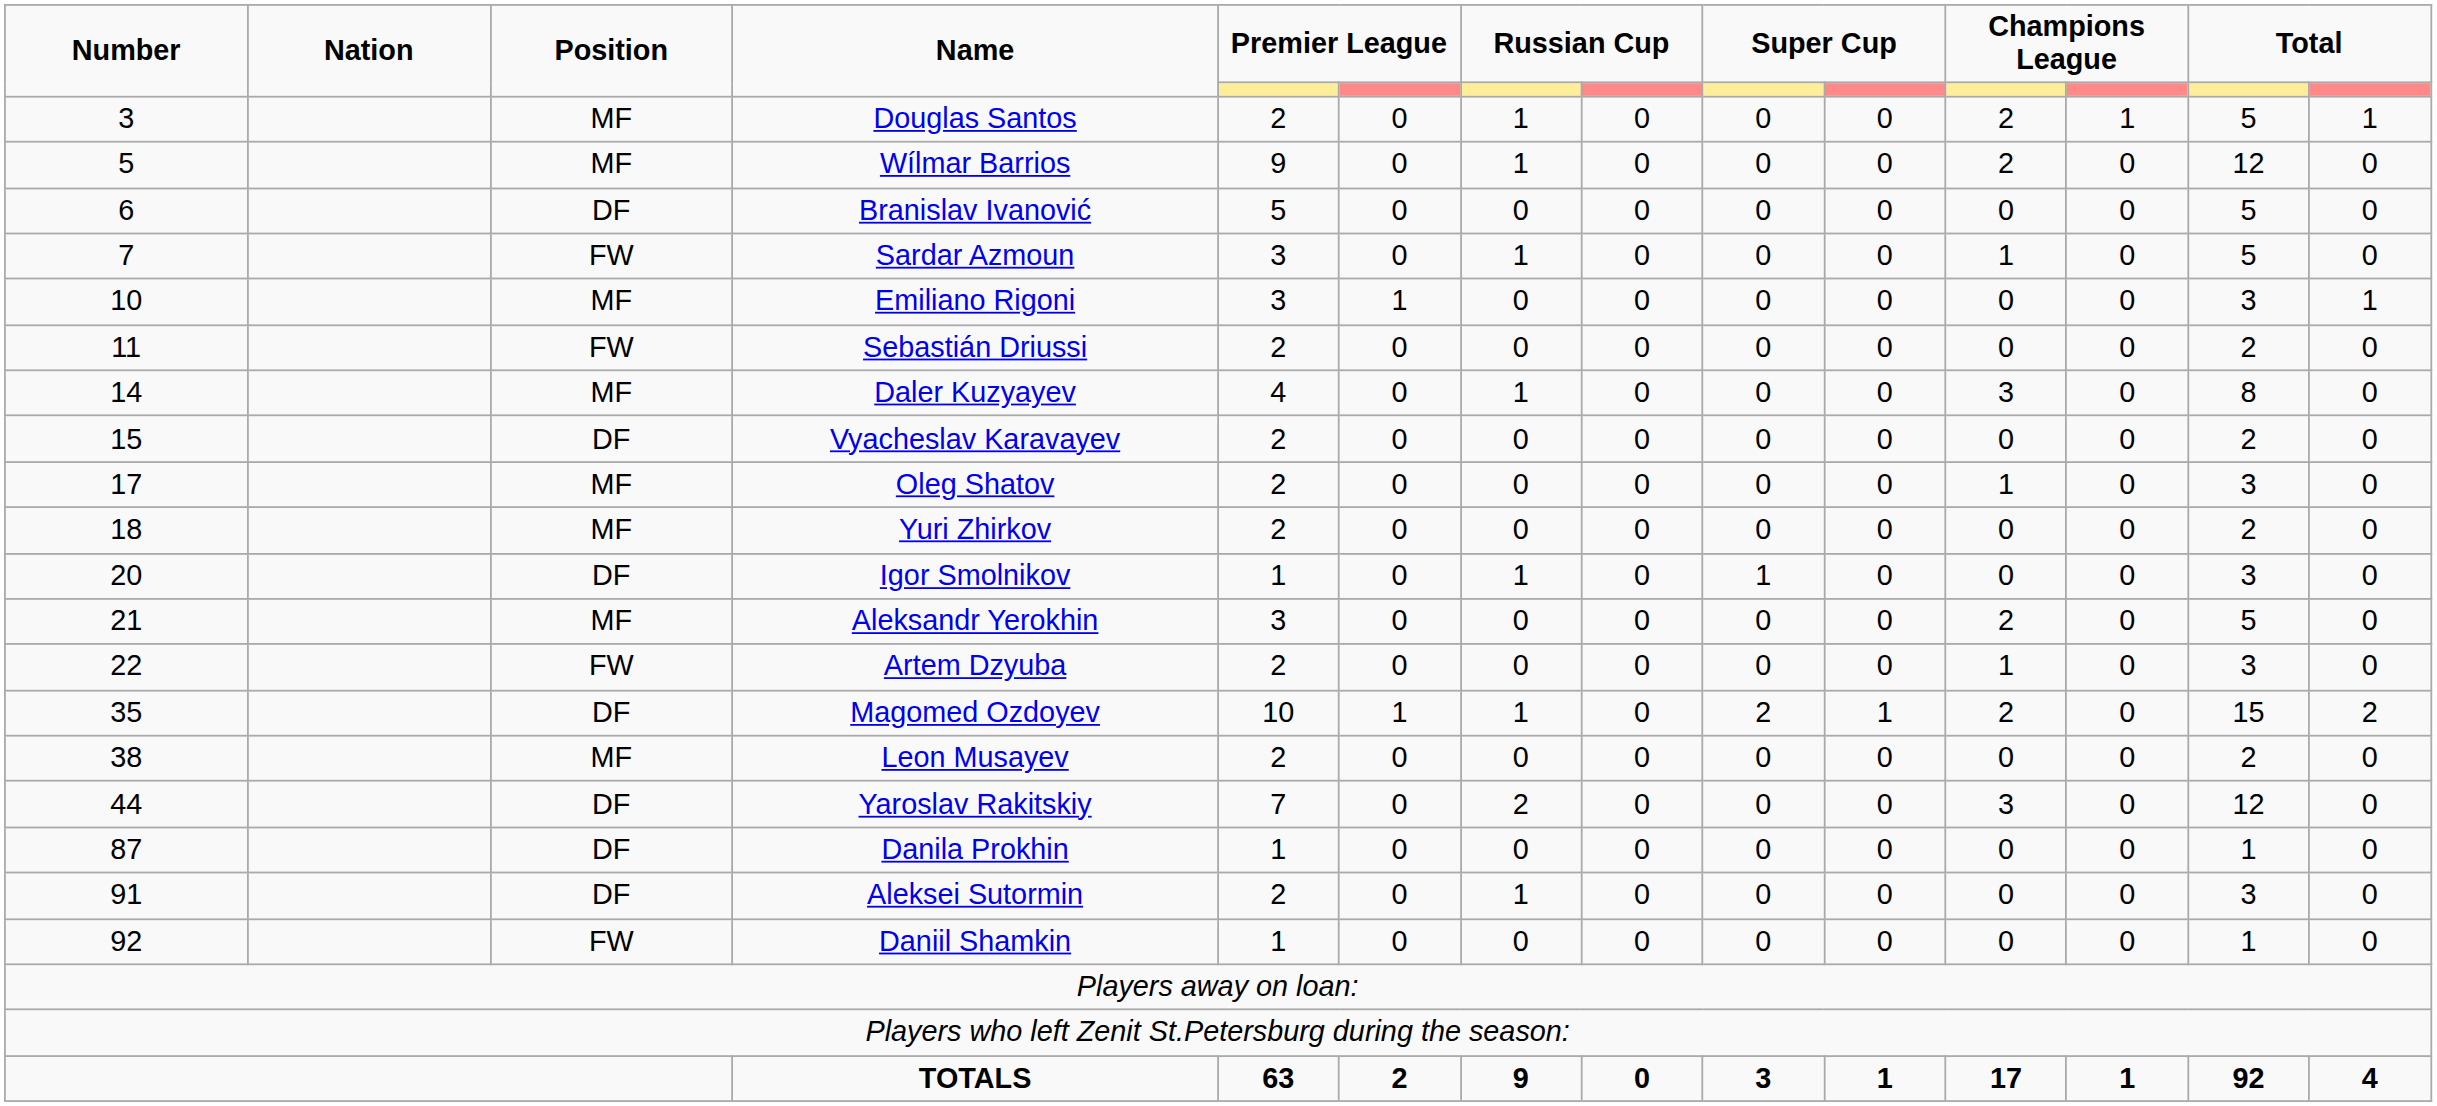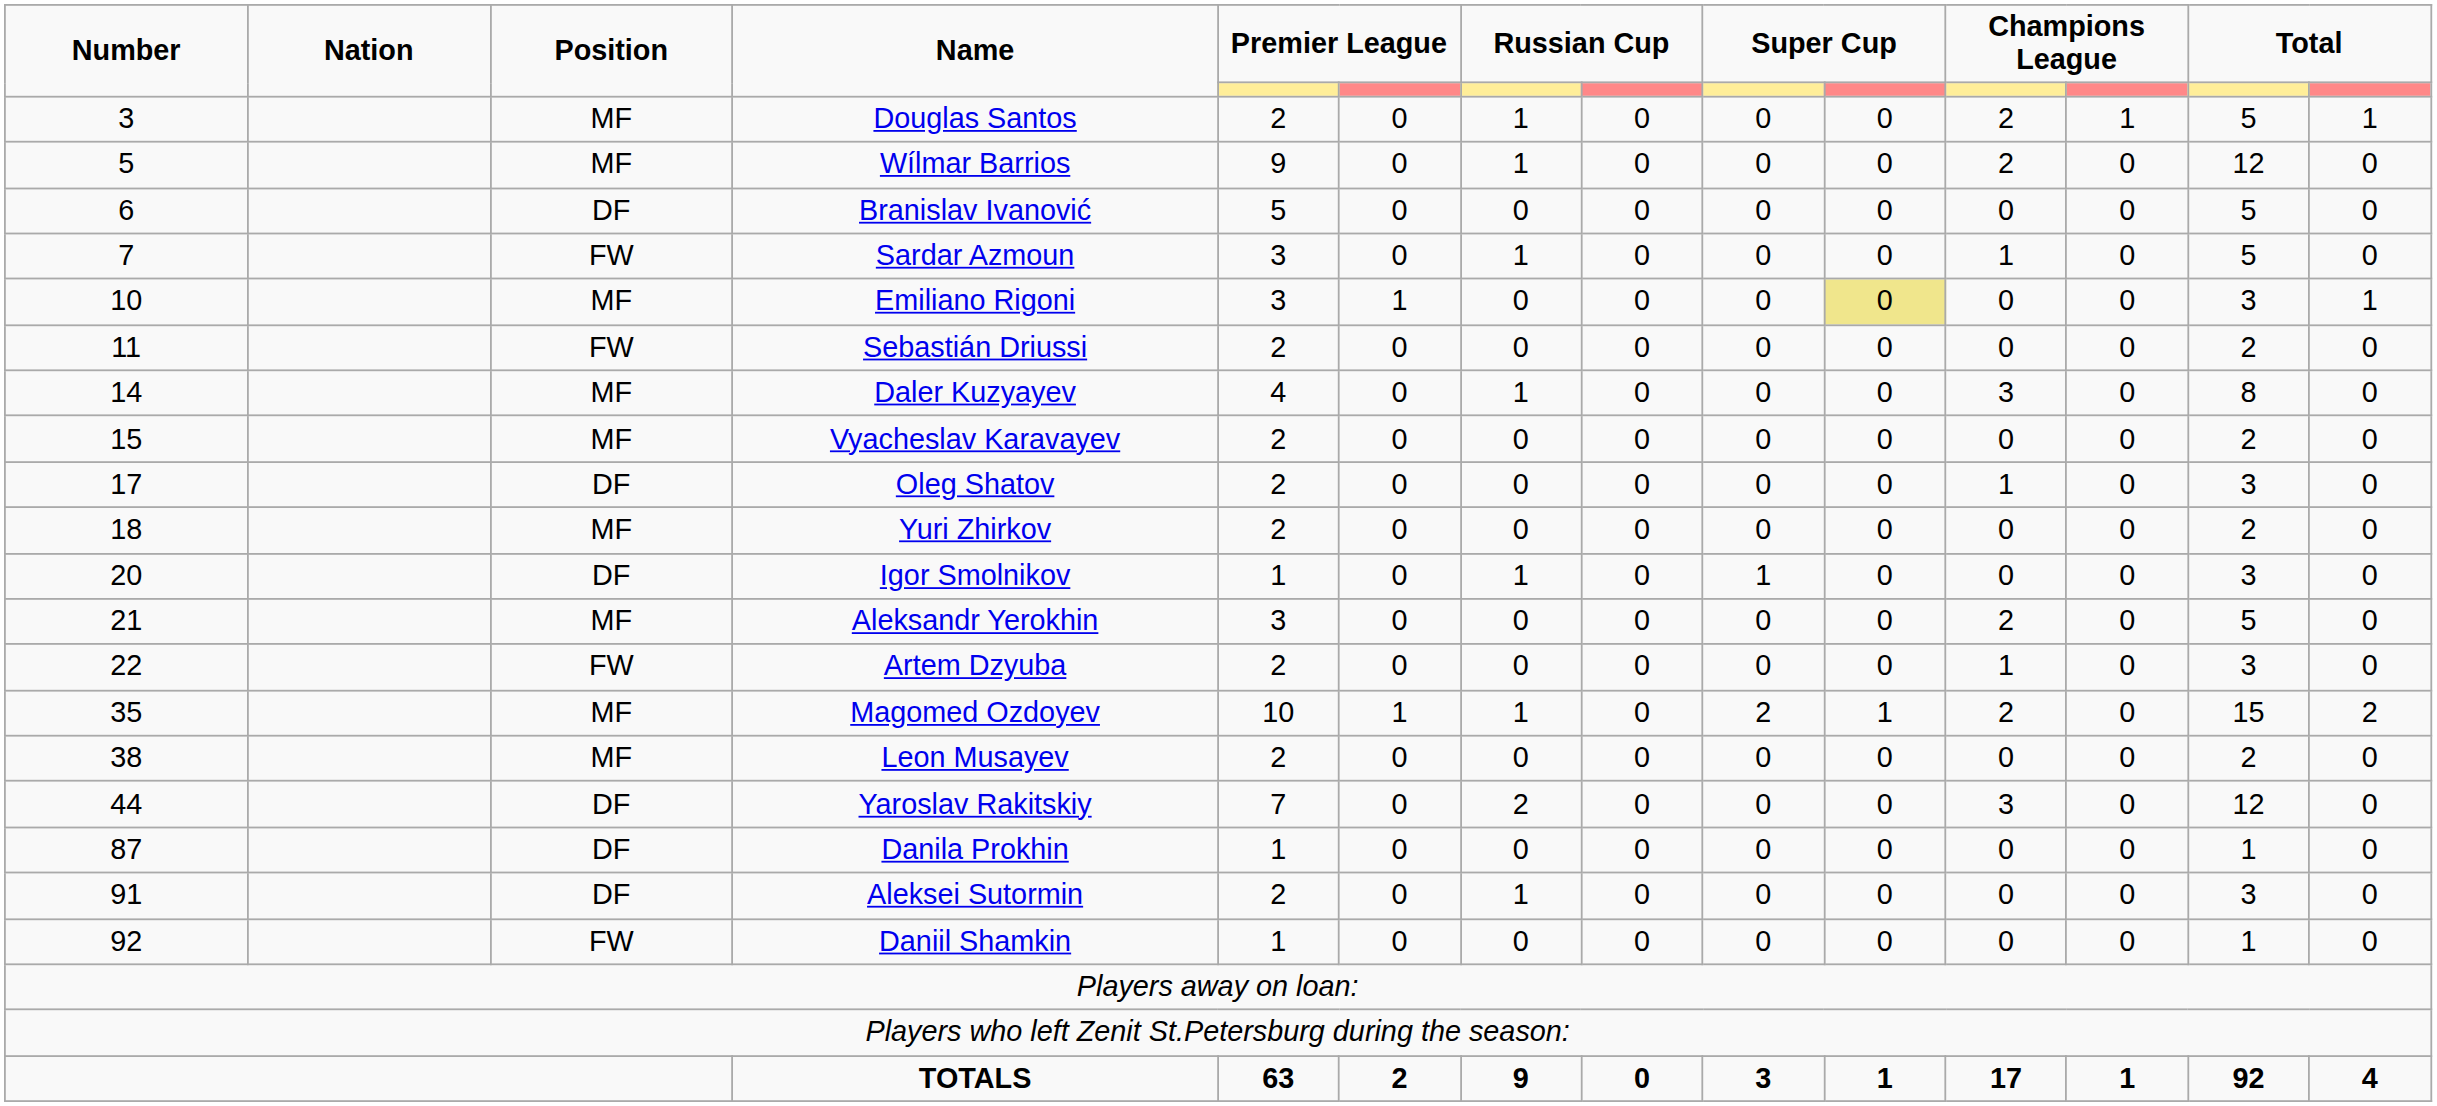(1885, 301) no background -> (1885, 301) khaki background
(611, 438) DF -> (611, 438) MF
(611, 484) MF -> (611, 484) DF
(611, 712) DF -> (611, 712) MF
